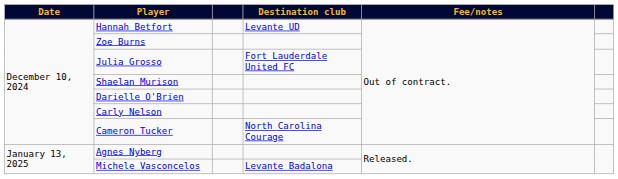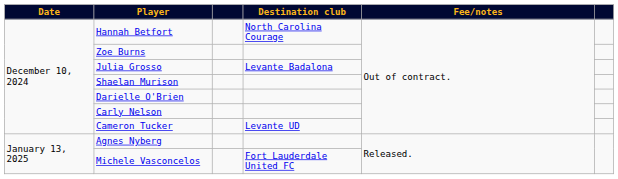(272, 27) Levante UD -> (283, 32) North Carolina Courage
(286, 62) Fort Lauderdale United FC -> (289, 67) Levante Badalona
(283, 131) North Carolina Courage -> (272, 126) Levante UD
(289, 166) Levante Badalona -> (286, 161) Fort Lauderdale United FC
